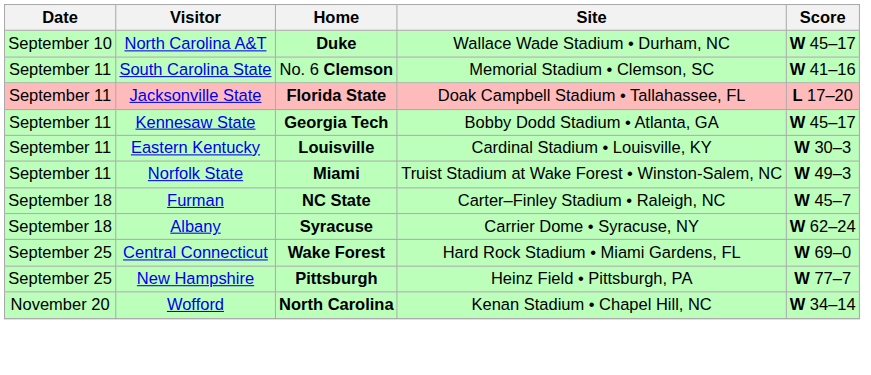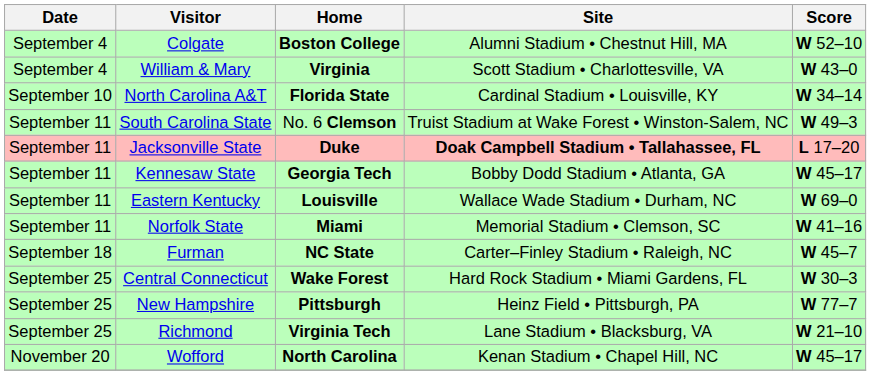+ row: (195, 43)
+ row: (195, 69)
(336, 43) Duke -> (340, 95) Florida State
(592, 43) Wallace Wade Stadium • Durham, NC -> (598, 95) Cardinal Stadium • Louisville, KY
(823, 43) W 45–17 -> (829, 95) W 34–14
(592, 69) Memorial Stadium • Clemson, SC -> (598, 122) Truist Stadium at Wake Forest • Winston-Salem, NC
(823, 69) W 41–16 -> (829, 122) W 49–3
(336, 95) Florida State -> (340, 148) Duke
(592, 95) normal -> (598, 148) bold
(592, 148) Cardinal Stadium • Louisville, KY -> (598, 200) Wallace Wade Stadium • Durham, NC
(823, 148) W 30–3 -> (829, 200) W 69–0
(592, 174) Truist Stadium at Wake Forest • Winston-Salem, NC -> (598, 226) Memorial Stadium • Clemson, SC
(823, 174) W 49–3 -> (829, 226) W 41–16
- row: (195, 226)
(823, 252) W 69–0 -> (829, 278) W 30–3
+ row: (195, 331)
(823, 305) W 34–14 -> (829, 357) W 45–17
